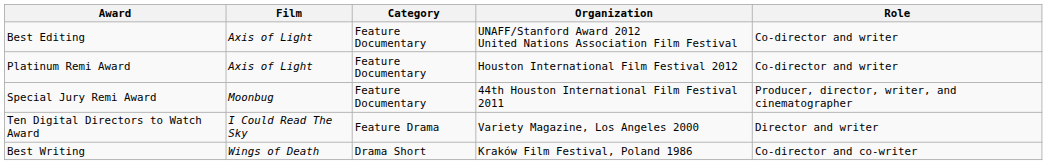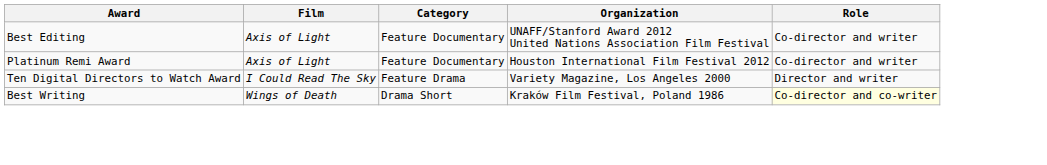- row: (82, 97)
(836, 151) no background -> (856, 96) lightyellow background
